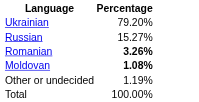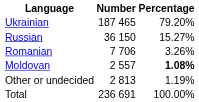+ column: (116, 8)
(138, 51) bold -> (180, 51) normal
